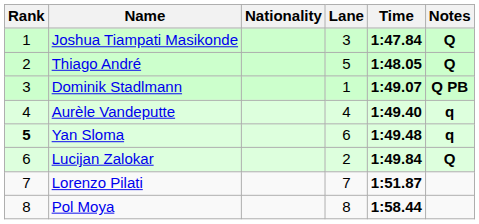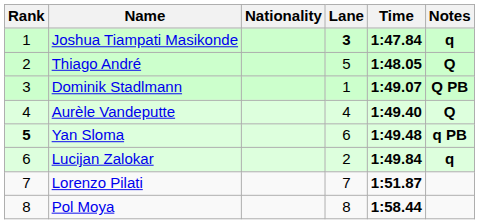(346, 40) normal -> (346, 40) bold
(450, 40) Q -> (450, 40) q
(450, 111) q -> (450, 111) Q
(450, 135) q -> (450, 135) q PB
(450, 159) Q -> (450, 159) q
